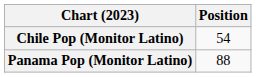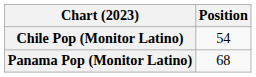(223, 60) 88 -> (223, 60) 68
